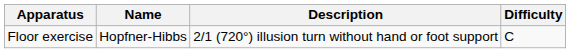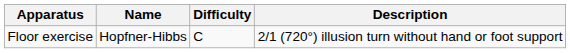columns swapped: (346, 15) <-> (533, 15)
